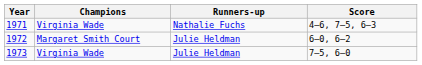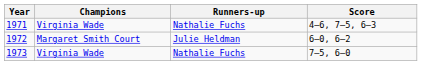(207, 53) Julie Heldman -> (209, 53) Nathalie Fuchs
